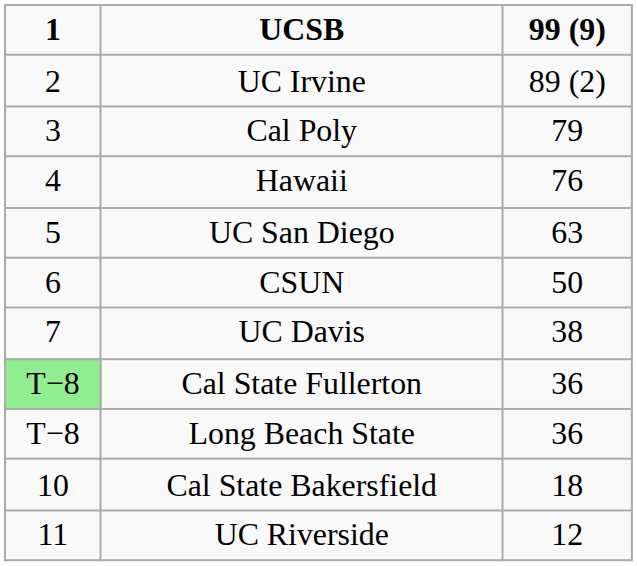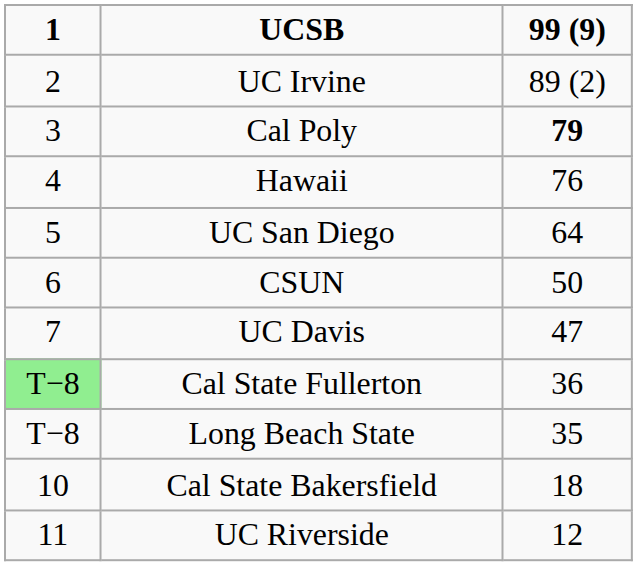(567, 130) normal -> (567, 130) bold
(567, 231) 63 -> (567, 231) 64
(567, 332) 38 -> (567, 332) 47
(567, 433) 36 -> (567, 433) 35
